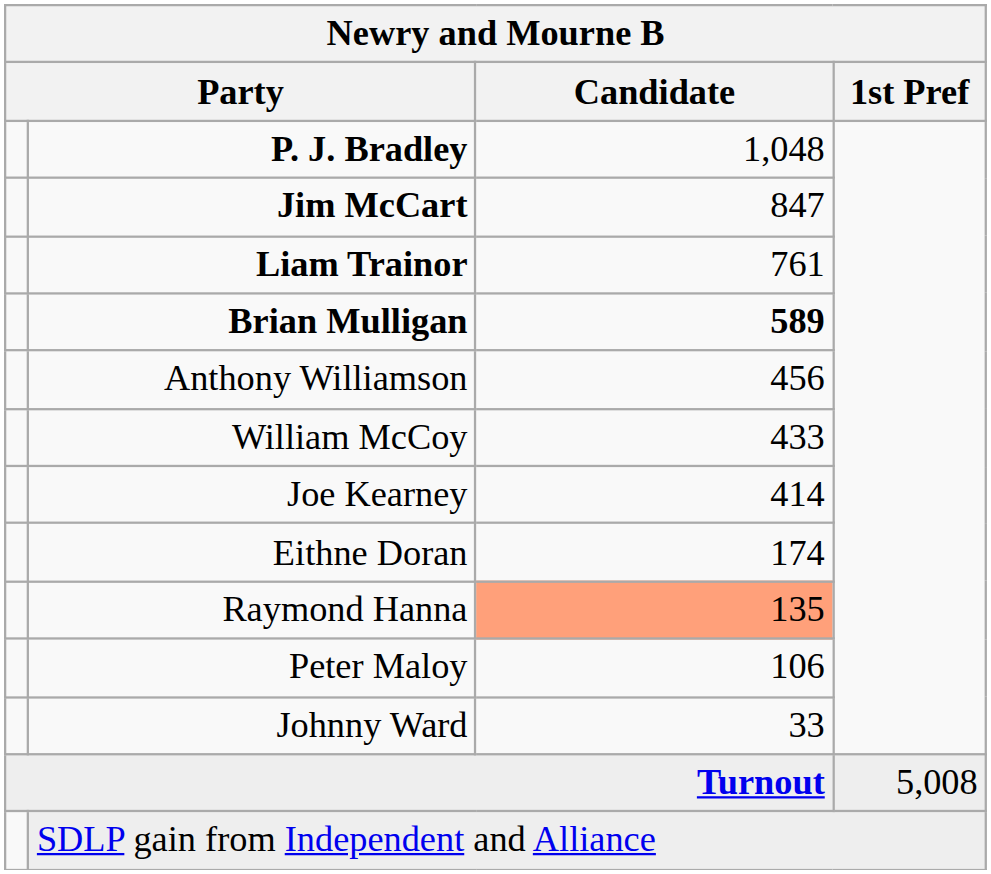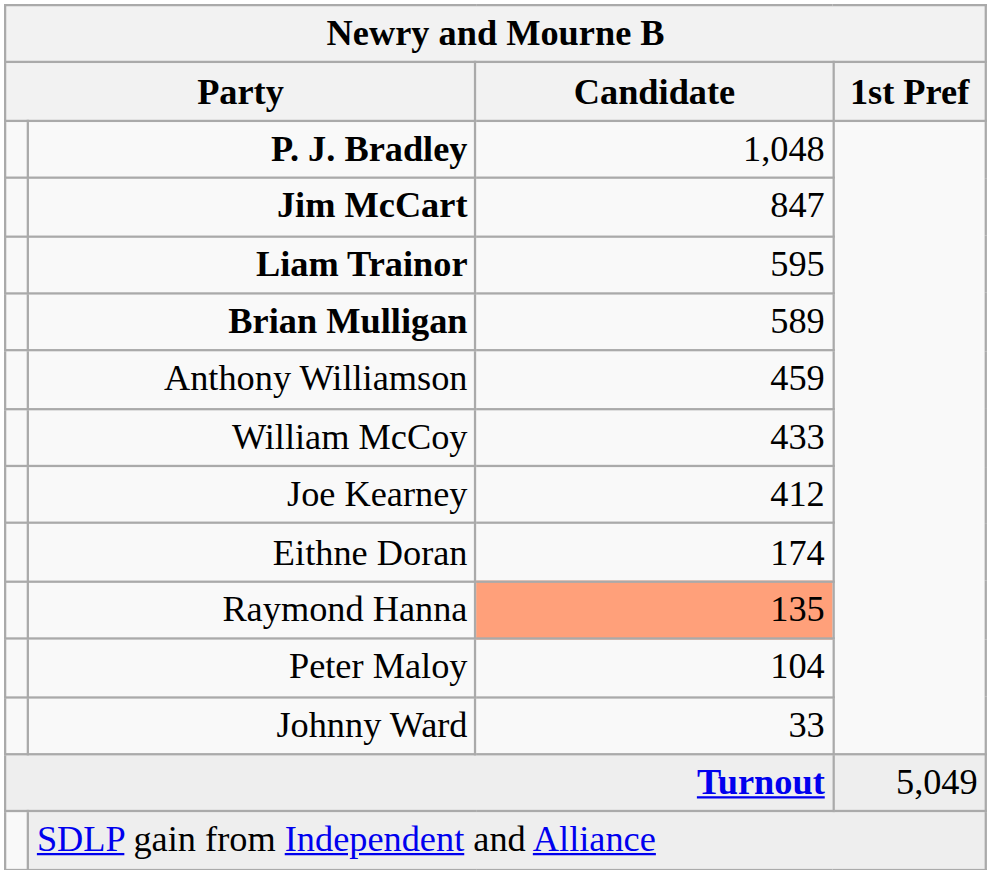(798, 263) 761 -> (798, 263) 595
(798, 321) bold -> (798, 321) normal
(798, 378) 456 -> (798, 378) 459
(798, 494) 414 -> (798, 494) 412
(798, 666) 106 -> (798, 666) 104
(937, 782) 5,008 -> (937, 782) 5,049
